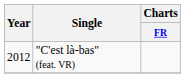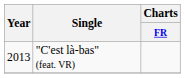(19, 57) 2012 -> (19, 57) 2013
